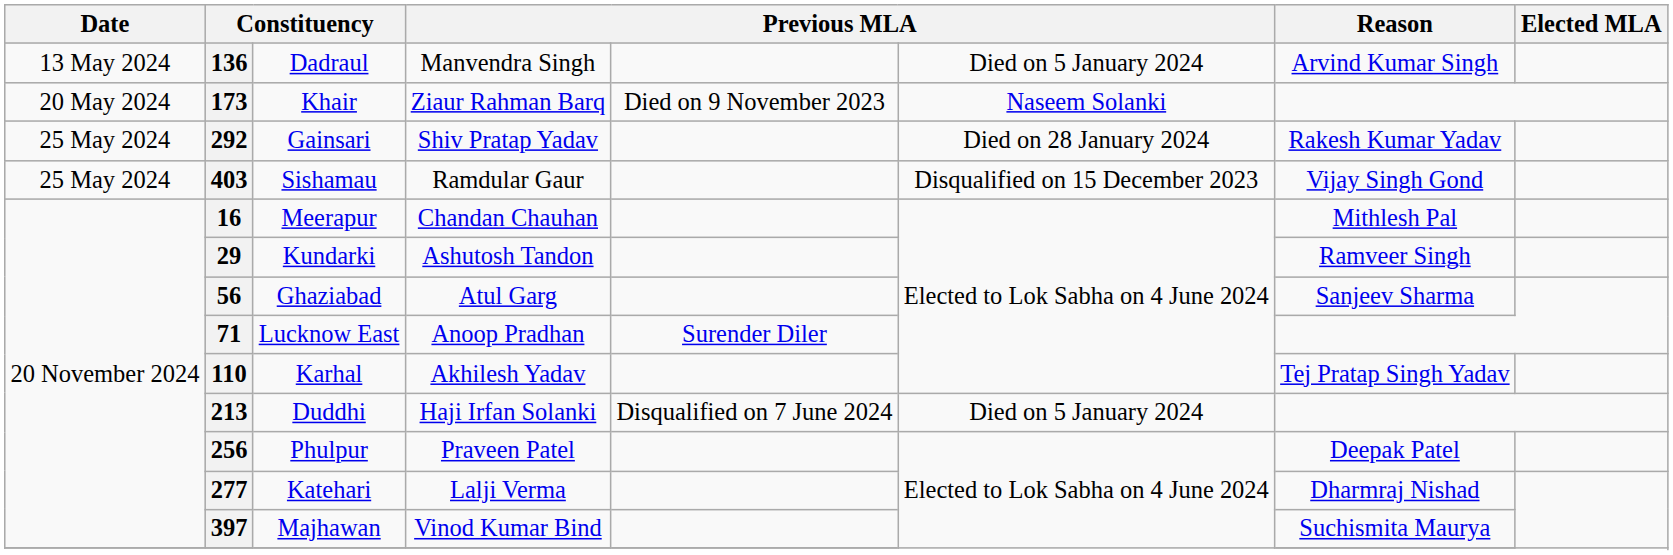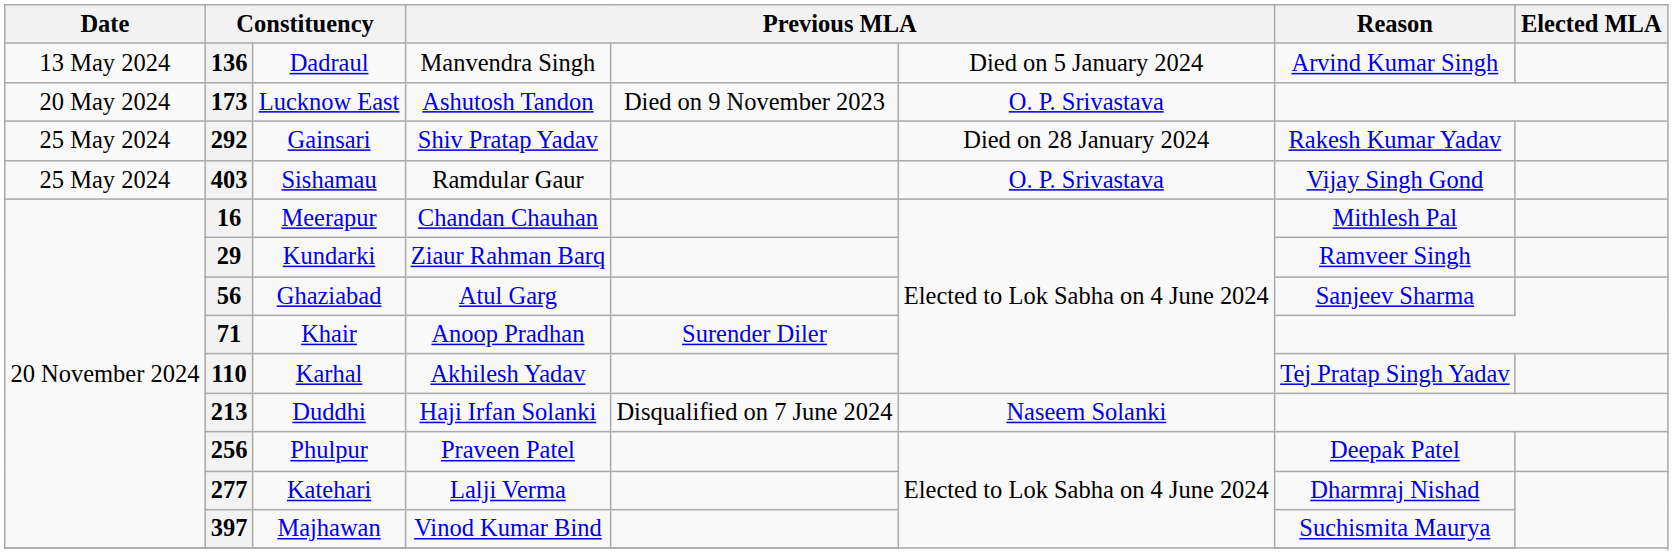(329, 101) Khair -> (329, 101) Lucknow East
(508, 101) Ziaur Rahman Barq -> (508, 101) Ashutosh Tandon
(1086, 101) Naseem Solanki -> (1086, 101) O. P. Srivastava
(1086, 179) Disqualified on 15 December 2023 -> (1086, 179) O. P. Srivastava
(508, 256) Ashutosh Tandon -> (508, 256) Ziaur Rahman Barq
(329, 334) Lucknow East -> (329, 334) Khair
(1086, 412) Died on 5 January 2024 -> (1086, 412) Naseem Solanki
